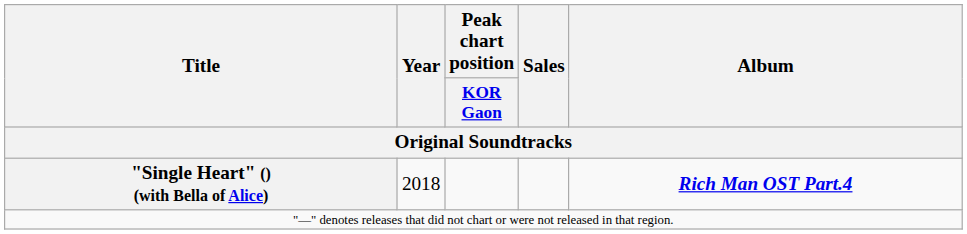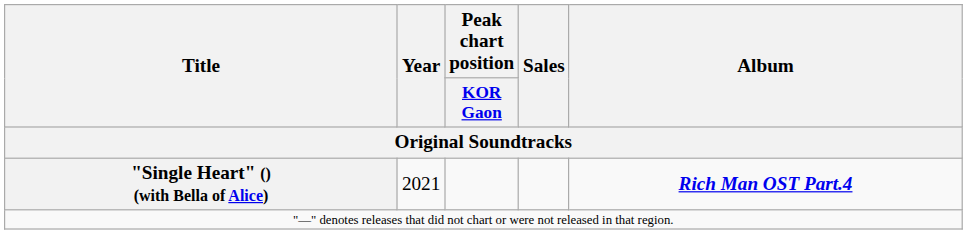(421, 183) 2018 -> (421, 183) 2021
